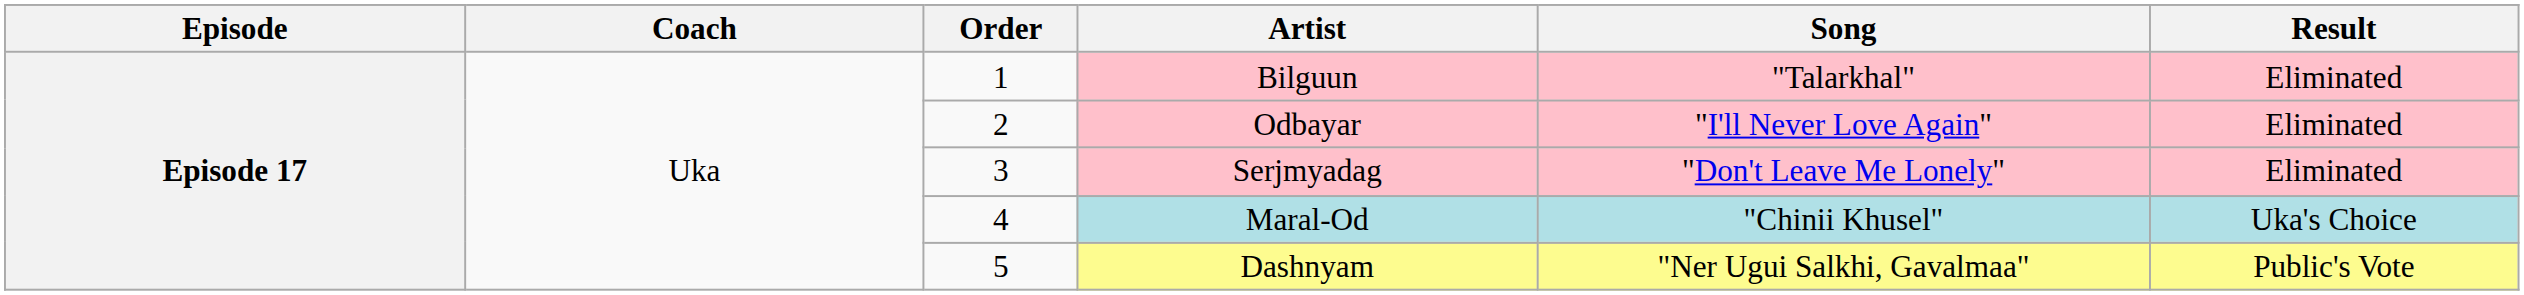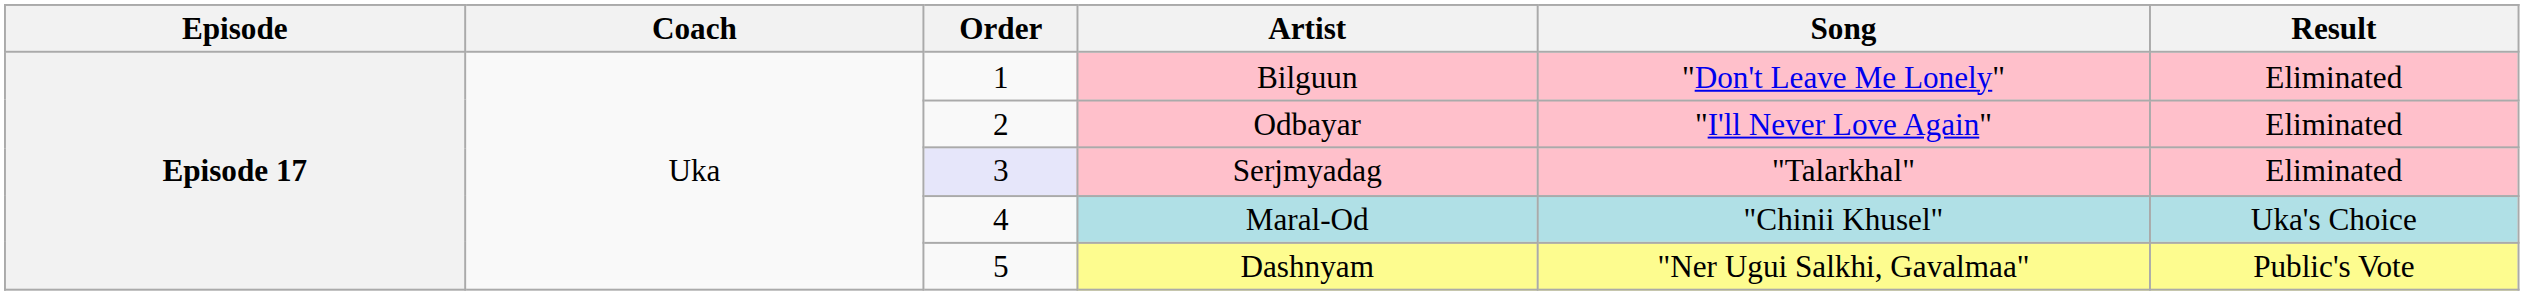(1843, 76) "Talarkhal" -> (1843, 76) "Don't Leave Me Lonely"
(1001, 171) no background -> (1001, 171) lavender background
(1843, 171) "Don't Leave Me Lonely" -> (1843, 171) "Talarkhal"
